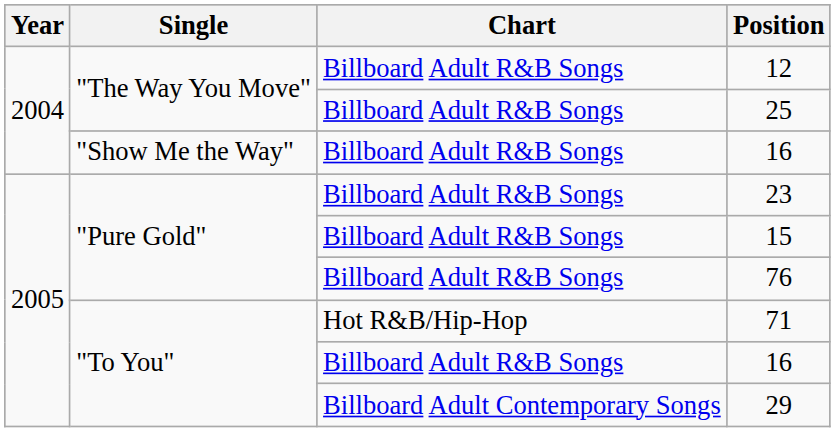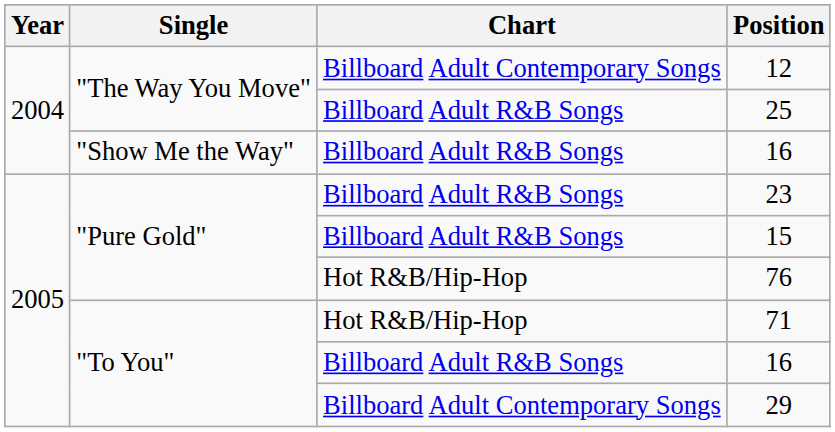(473, 67) Billboard Adult R&B Songs -> (522, 67) Billboard Adult Contemporary Songs
(473, 278) Billboard Adult R&B Songs -> (425, 278) Hot R&B/Hip-Hop
